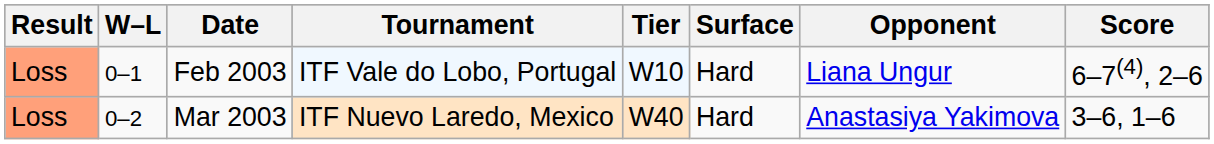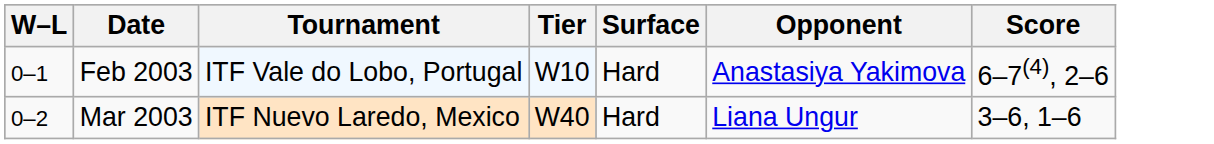- column: (52, 25)
(879, 71) Liana Ungur -> (839, 71) Anastasiya Yakimova
(933, 117) Anastasiya Yakimova -> (785, 117) Liana Ungur
